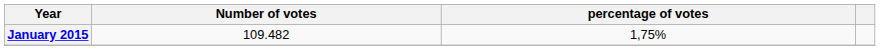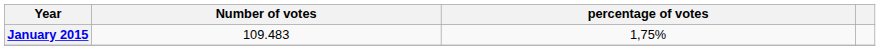(266, 34) 109.482 -> (266, 34) 109.483
